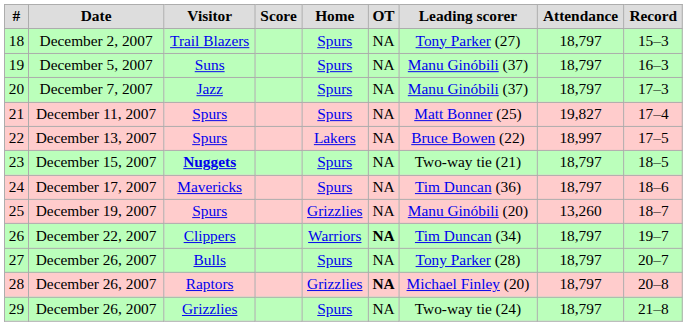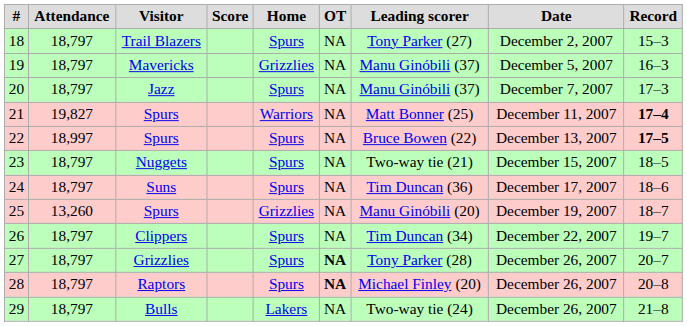columns swapped: (96, 16) <-> (581, 16)
(210, 65) Suns -> (161, 65) Mavericks
(335, 65) Spurs -> (286, 65) Grizzlies
(335, 114) Spurs -> (286, 114) Warriors
(653, 114) normal -> (653, 114) bold
(335, 138) Lakers -> (286, 138) Spurs
(653, 138) normal -> (653, 138) bold
(210, 162) bold -> (161, 162) normal
(210, 187) Mavericks -> (161, 187) Suns
(335, 235) Warriors -> (286, 235) Spurs
(383, 235) bold -> (335, 235) normal
(210, 260) Bulls -> (161, 260) Grizzlies
(383, 260) normal -> (335, 260) bold
(335, 284) Grizzlies -> (286, 284) Spurs
(210, 308) Grizzlies -> (161, 308) Bulls
(335, 308) Spurs -> (286, 308) Lakers
